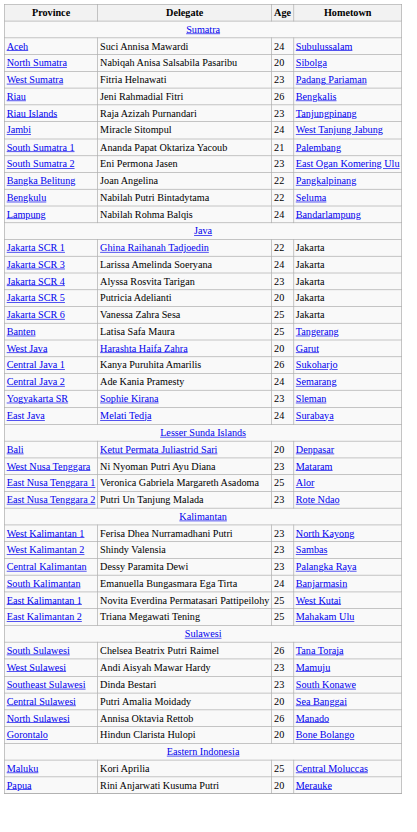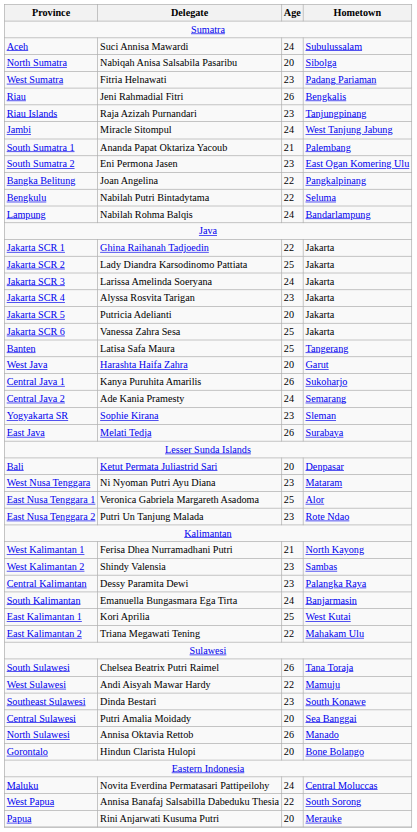+ row: (36, 264)
(279, 416) 24 -> (289, 432) 26
(279, 533) 23 -> (289, 550) 21
(185, 600) Novita Everdina Permatasari Pattipeilohy -> (125, 617) Kori Aprilia
(279, 617) 25 -> (289, 634) 22
(279, 667) 23 -> (289, 684) 22
(125, 768) Kori Aprilia -> (185, 785) Novita Everdina Permatasari Pattipeilohy
(279, 768) 25 -> (289, 785) 24
+ row: (30, 802)
